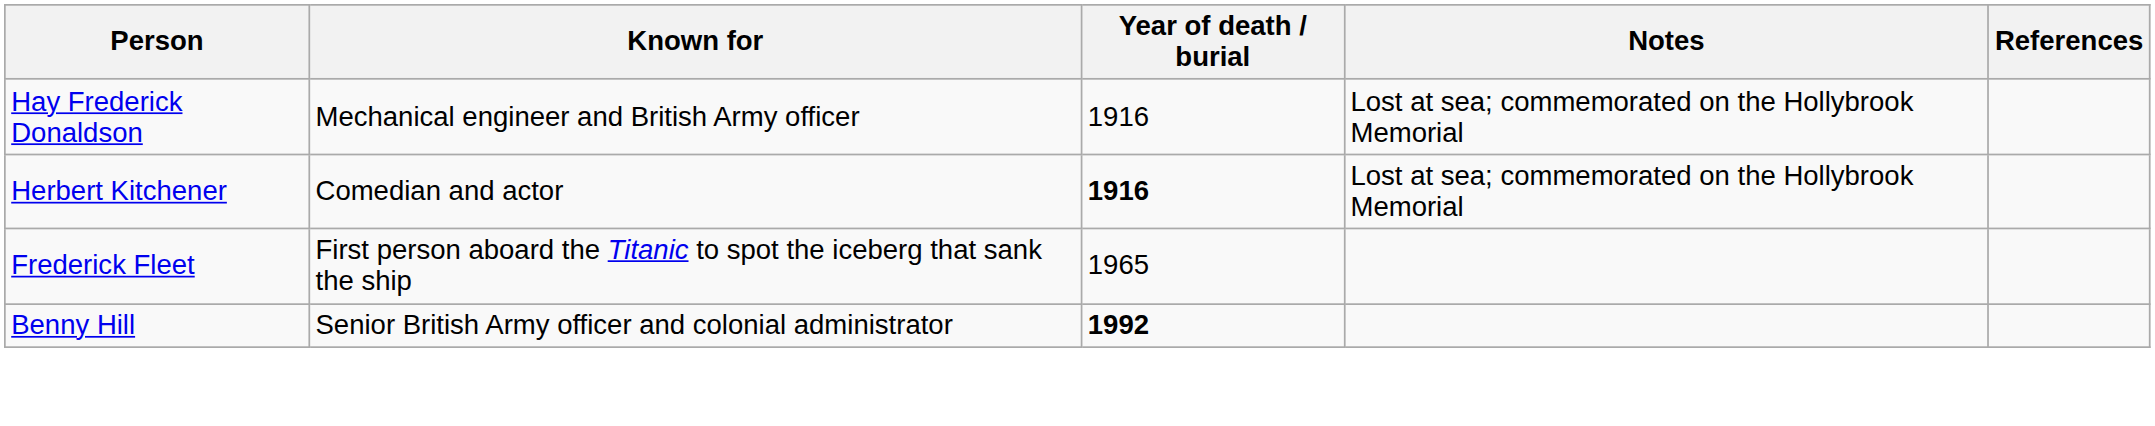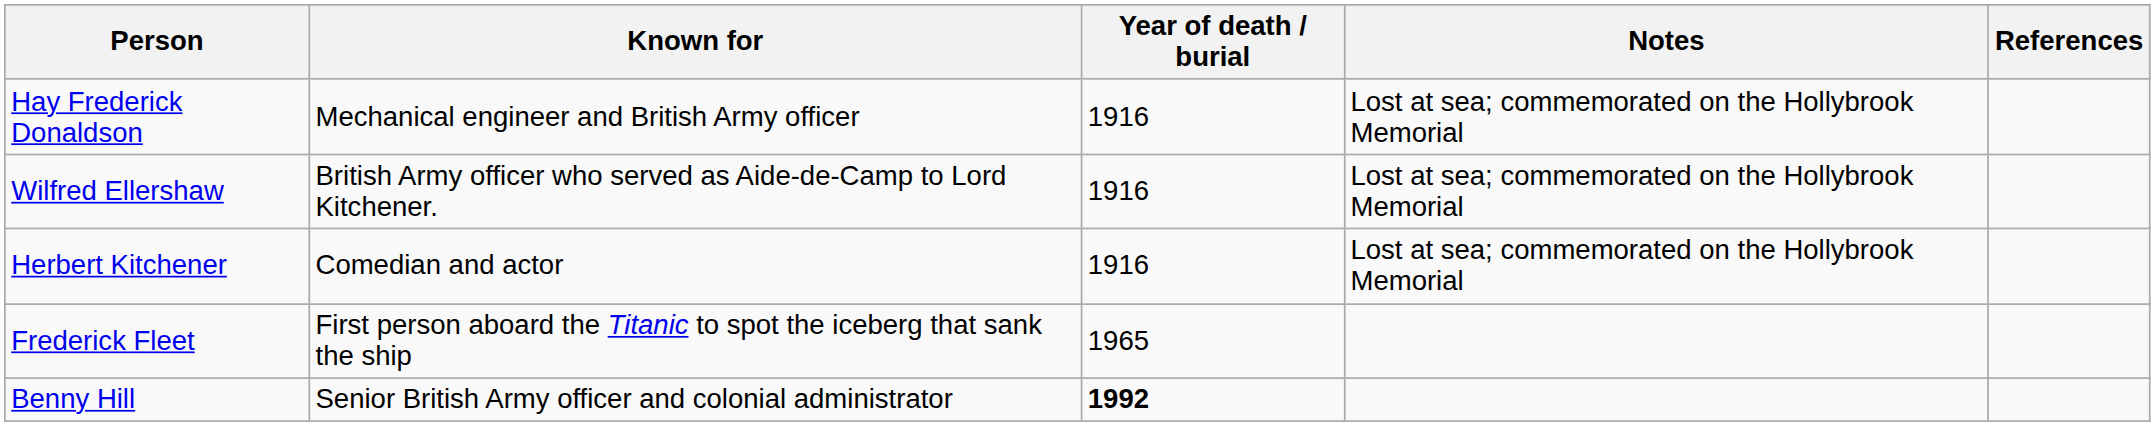+ row: (117, 191)
(1118, 191) bold -> (1118, 265) normal
